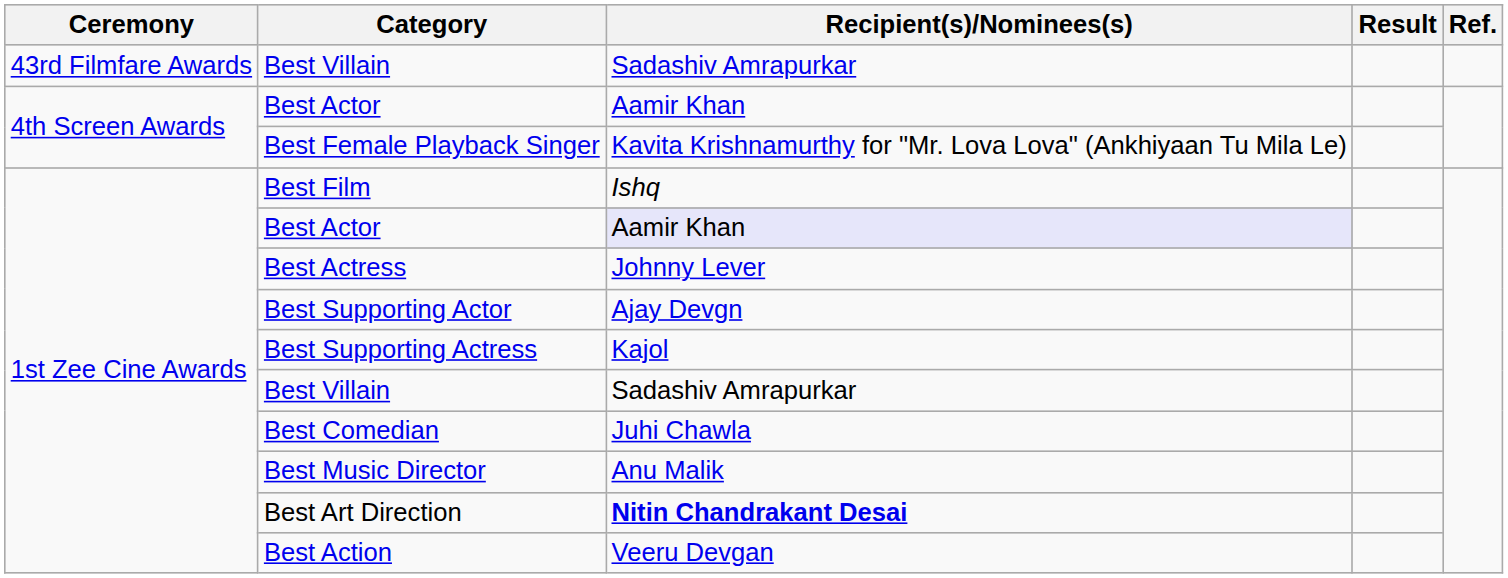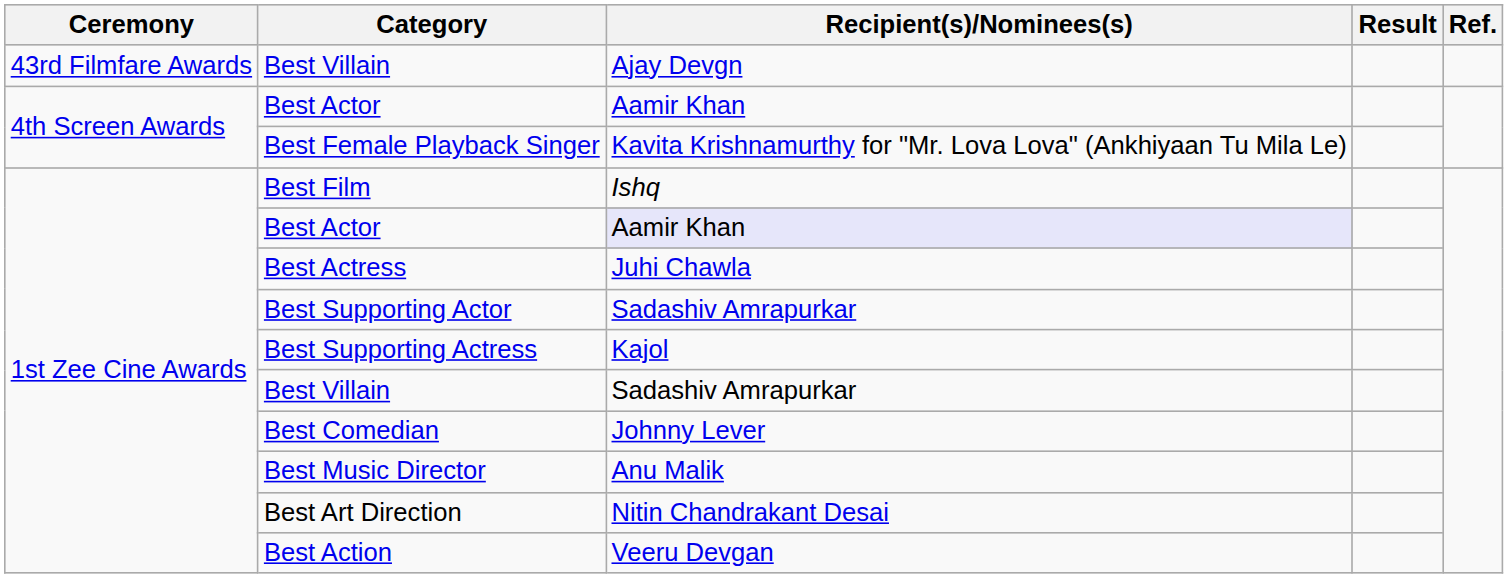(734, 65) Sadashiv Amrapurkar -> (677, 65) Ajay Devgn
(688, 268) Johnny Lever -> (681, 268) Juhi Chawla
(677, 308) Ajay Devgn -> (734, 308) Sadashiv Amrapurkar
(681, 430) Juhi Chawla -> (688, 430) Johnny Lever
(759, 512) bold -> (750, 512) normal
